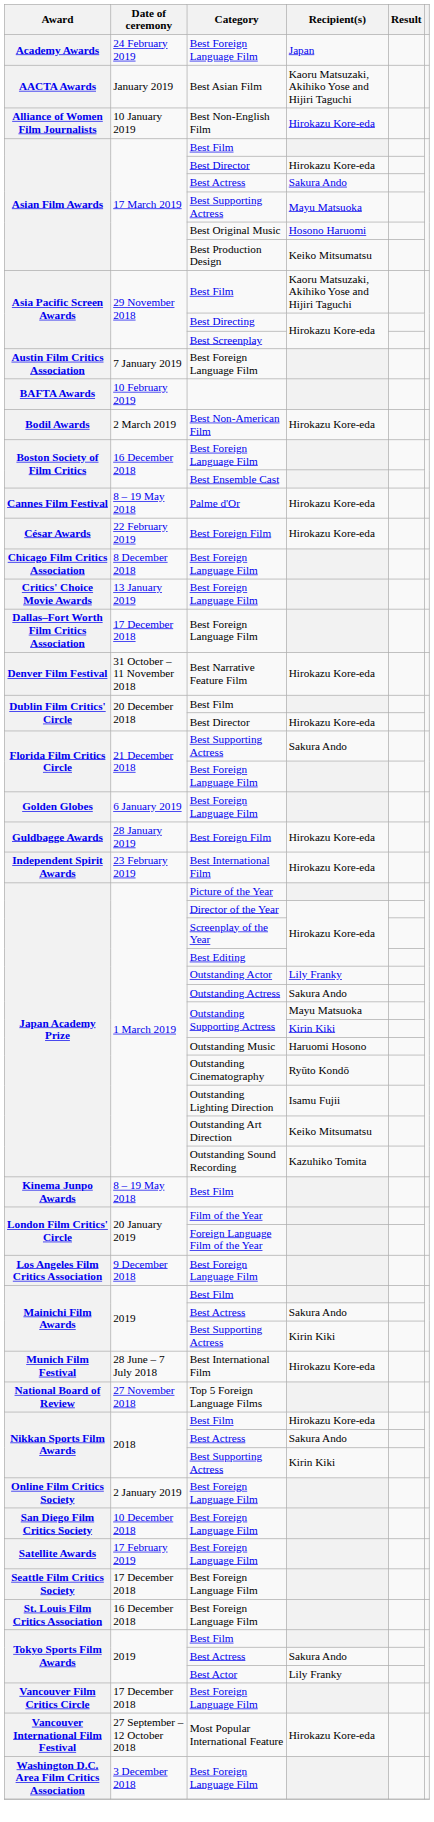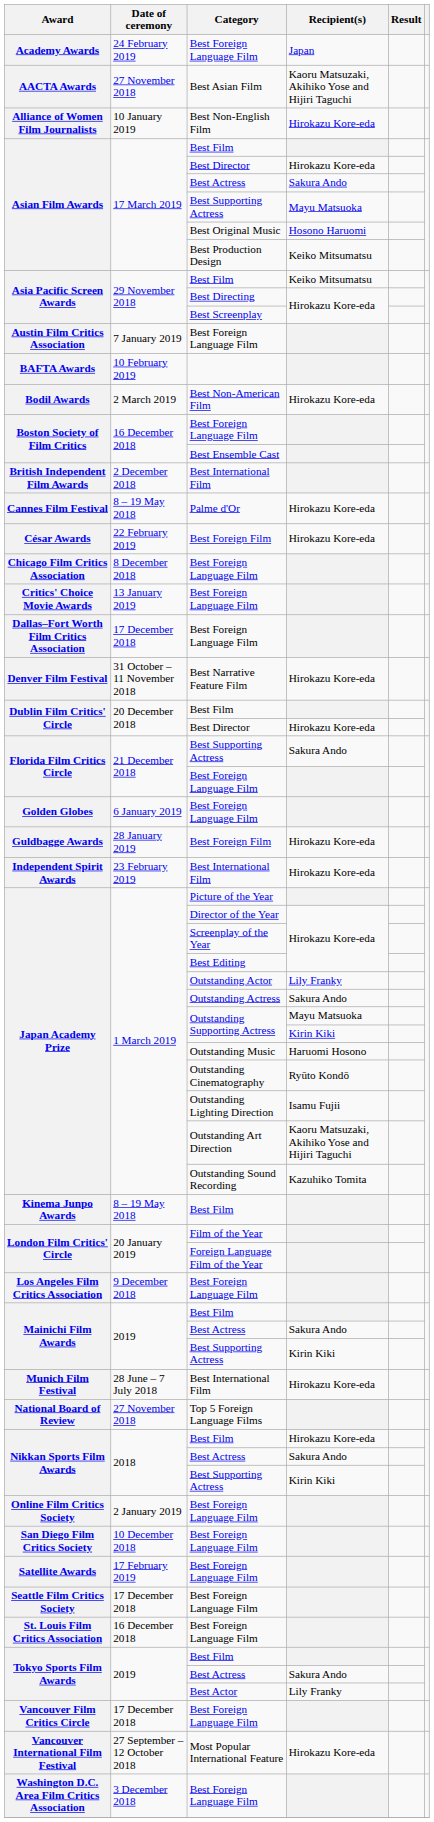(143, 86) January 2019 -> (144, 86) 27 November 2018
(329, 291) Kaoru Matsuzaki, Akihiko Yose and Hijiri Taguchi -> (330, 279) Keiko Mitsumatsu
+ row: (57, 478)
(330, 1131) Keiko Mitsumatsu -> (329, 1142) Kaoru Matsuzaki, Akihiko Yose and Hijiri Taguchi
